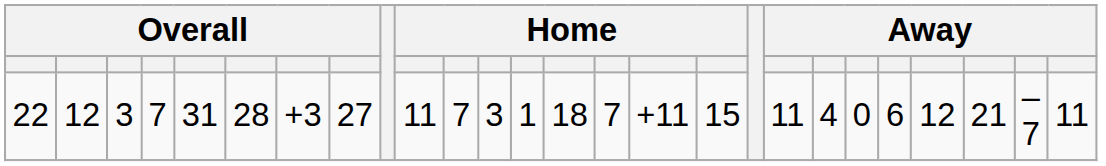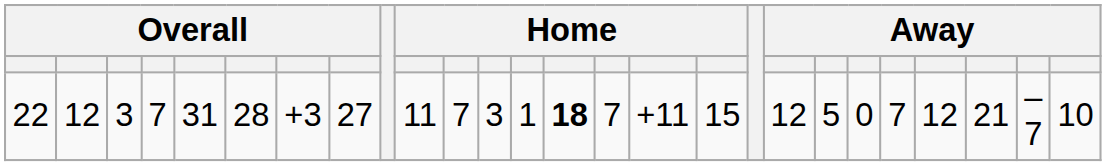(570, 115) normal -> (570, 115) bold
(788, 115) 11 -> (789, 115) 12
(829, 115) 4 -> (831, 115) 5
(895, 115) 6 -> (897, 115) 7
(1072, 115) 11 -> (1076, 115) 10
